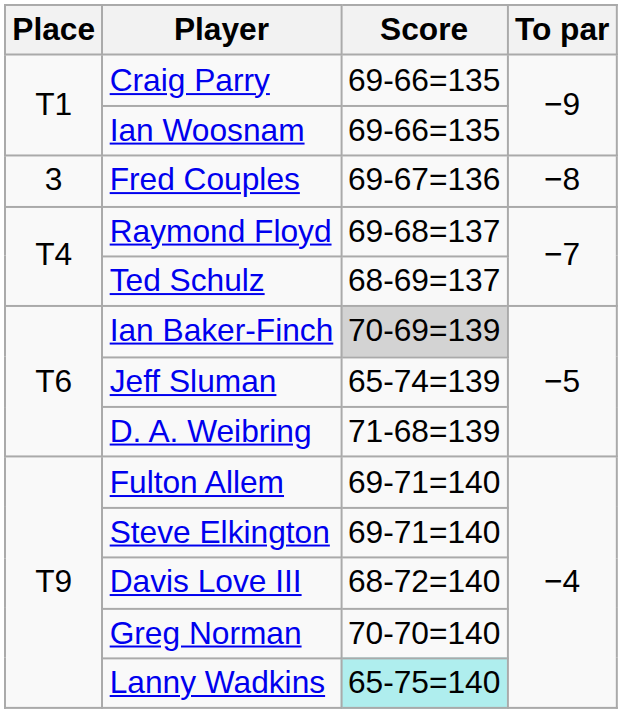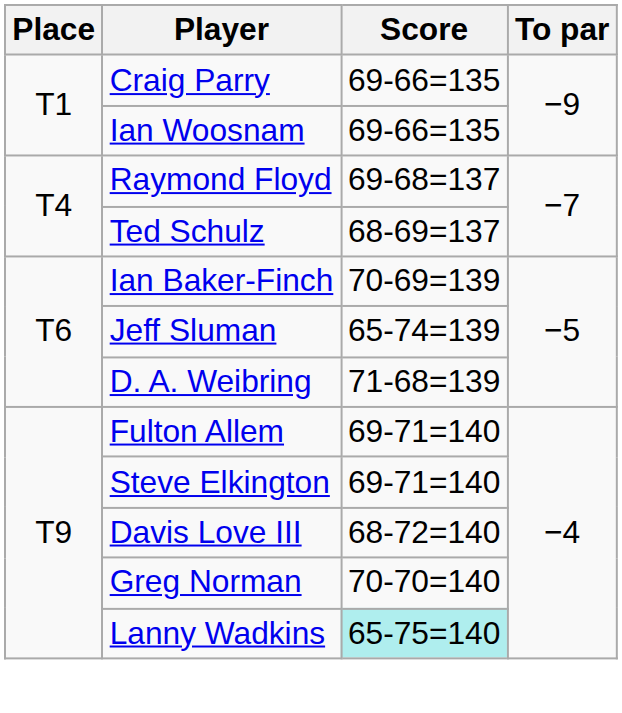- row: (205, 180)
(424, 331) lightgrey background -> (424, 280) no background
